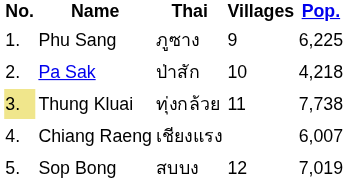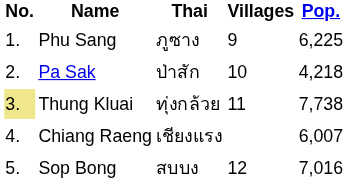(321, 168) 7,019 -> (321, 168) 7,016
